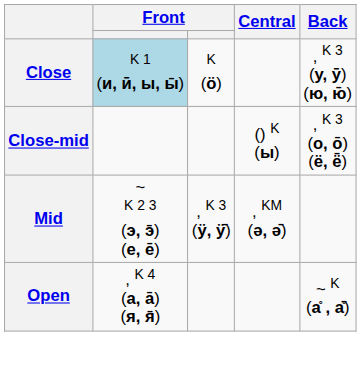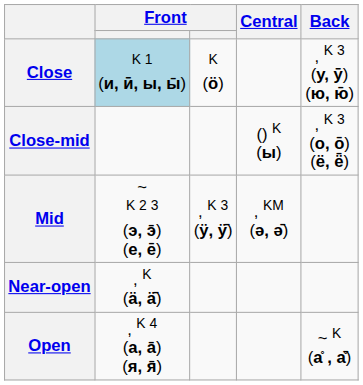+ row: (50, 287)
